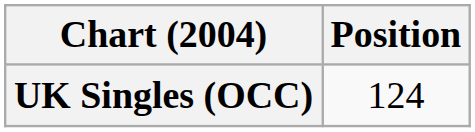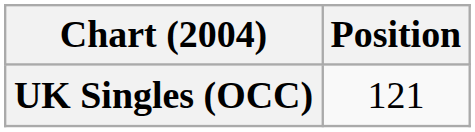(396, 94) 124 -> (396, 94) 121
